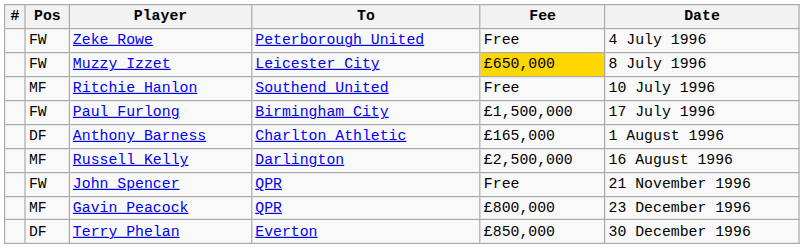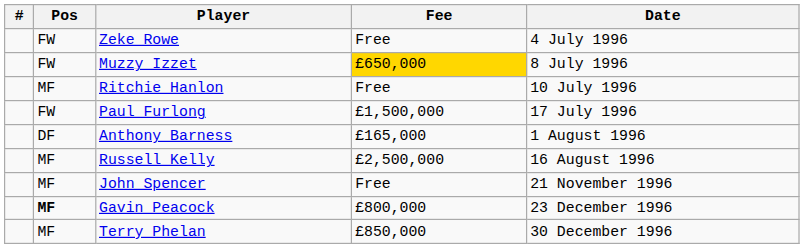- column: (366, 17)
(38, 184) FW -> (46, 184) MF
(38, 208) normal -> (46, 208) bold
(38, 232) DF -> (46, 232) MF
